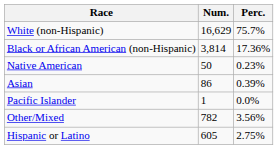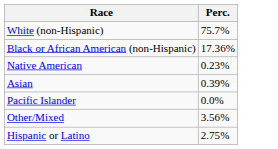- column: (216, 13)
